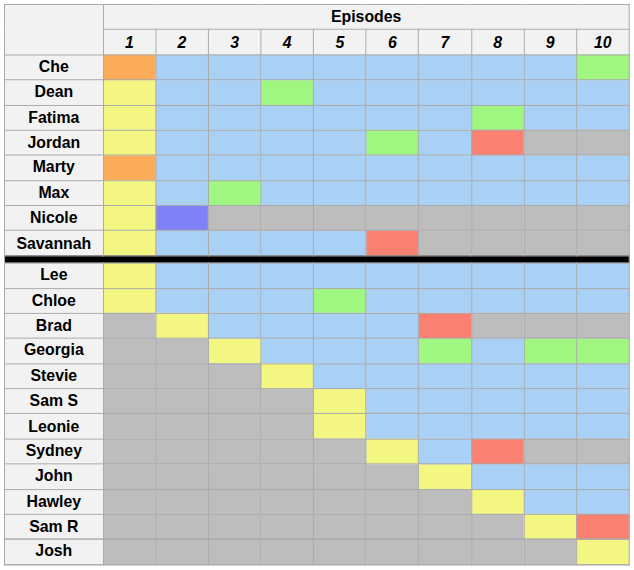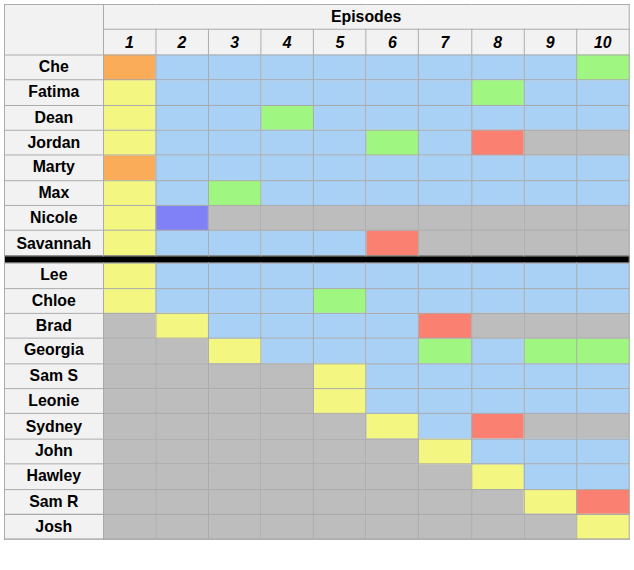rows swapped: (54, 92) <-> (54, 117)
- row: (54, 376)
